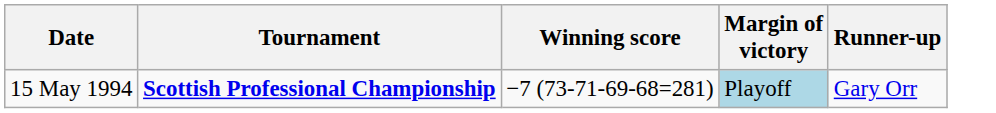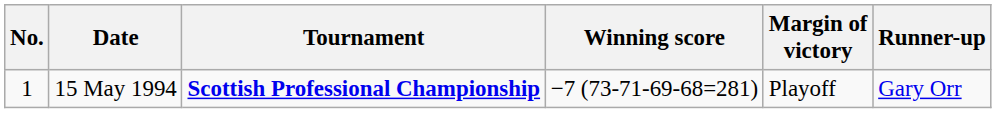+ column: (27, 37)
(758, 88) lightblue background -> (802, 88) no background
